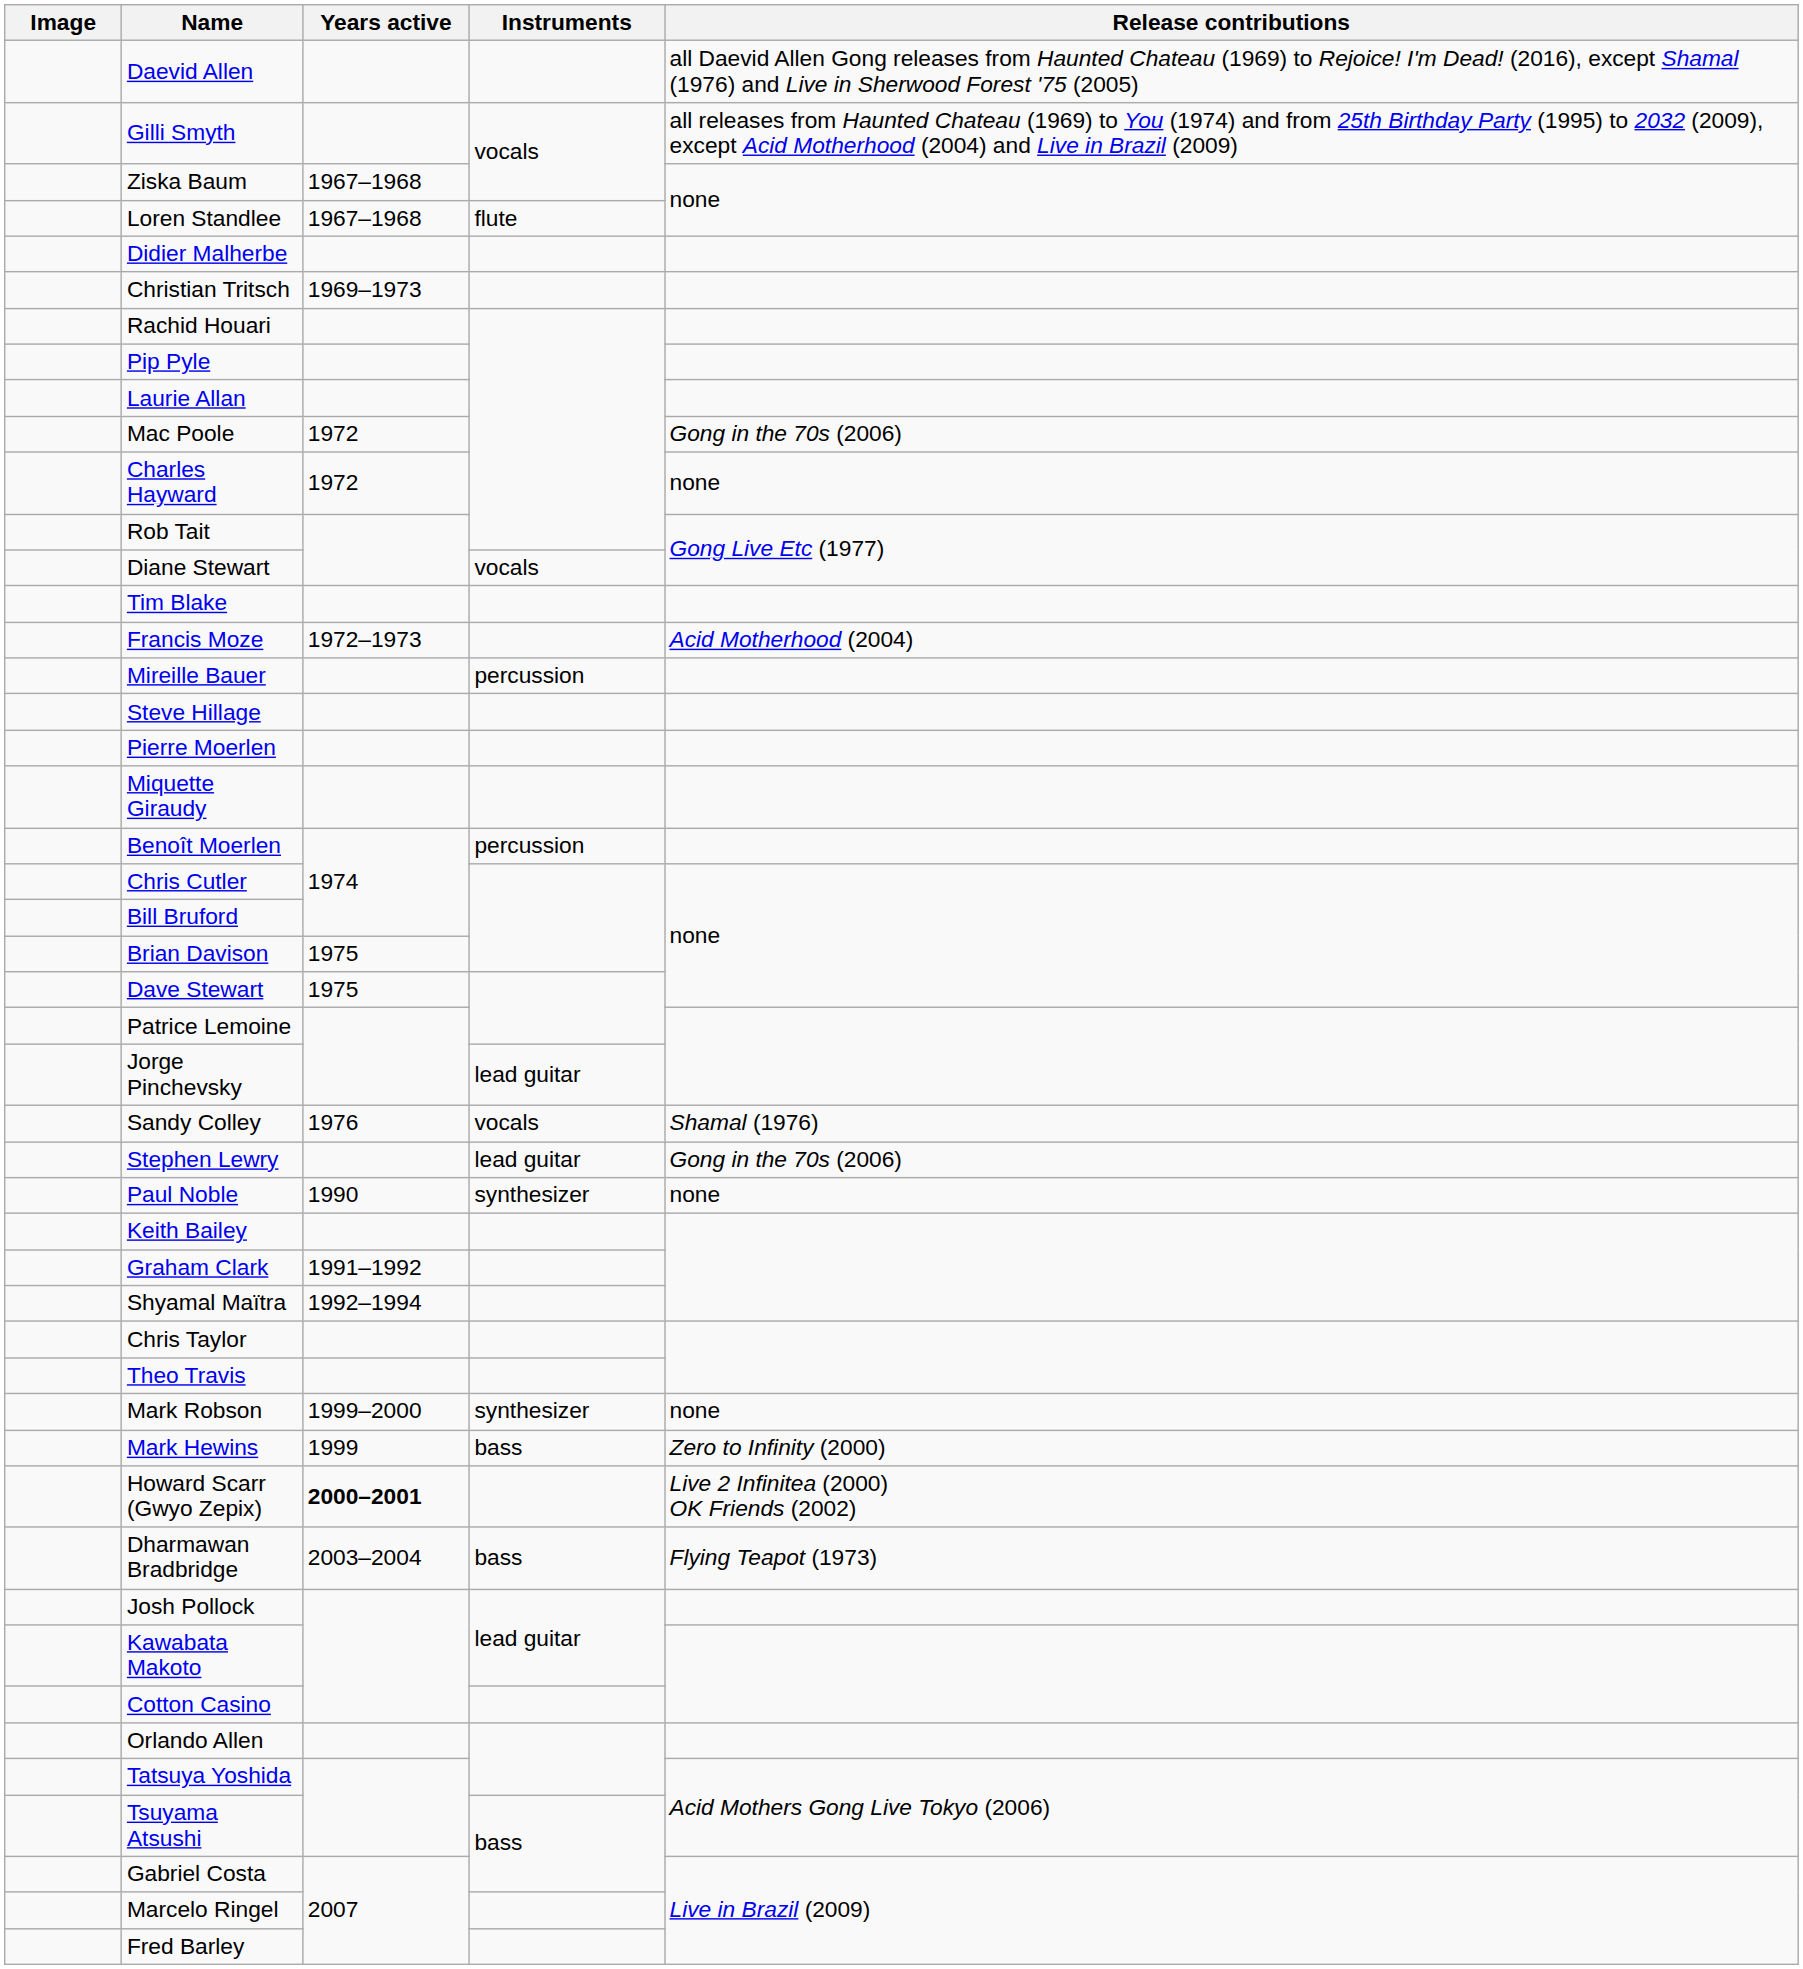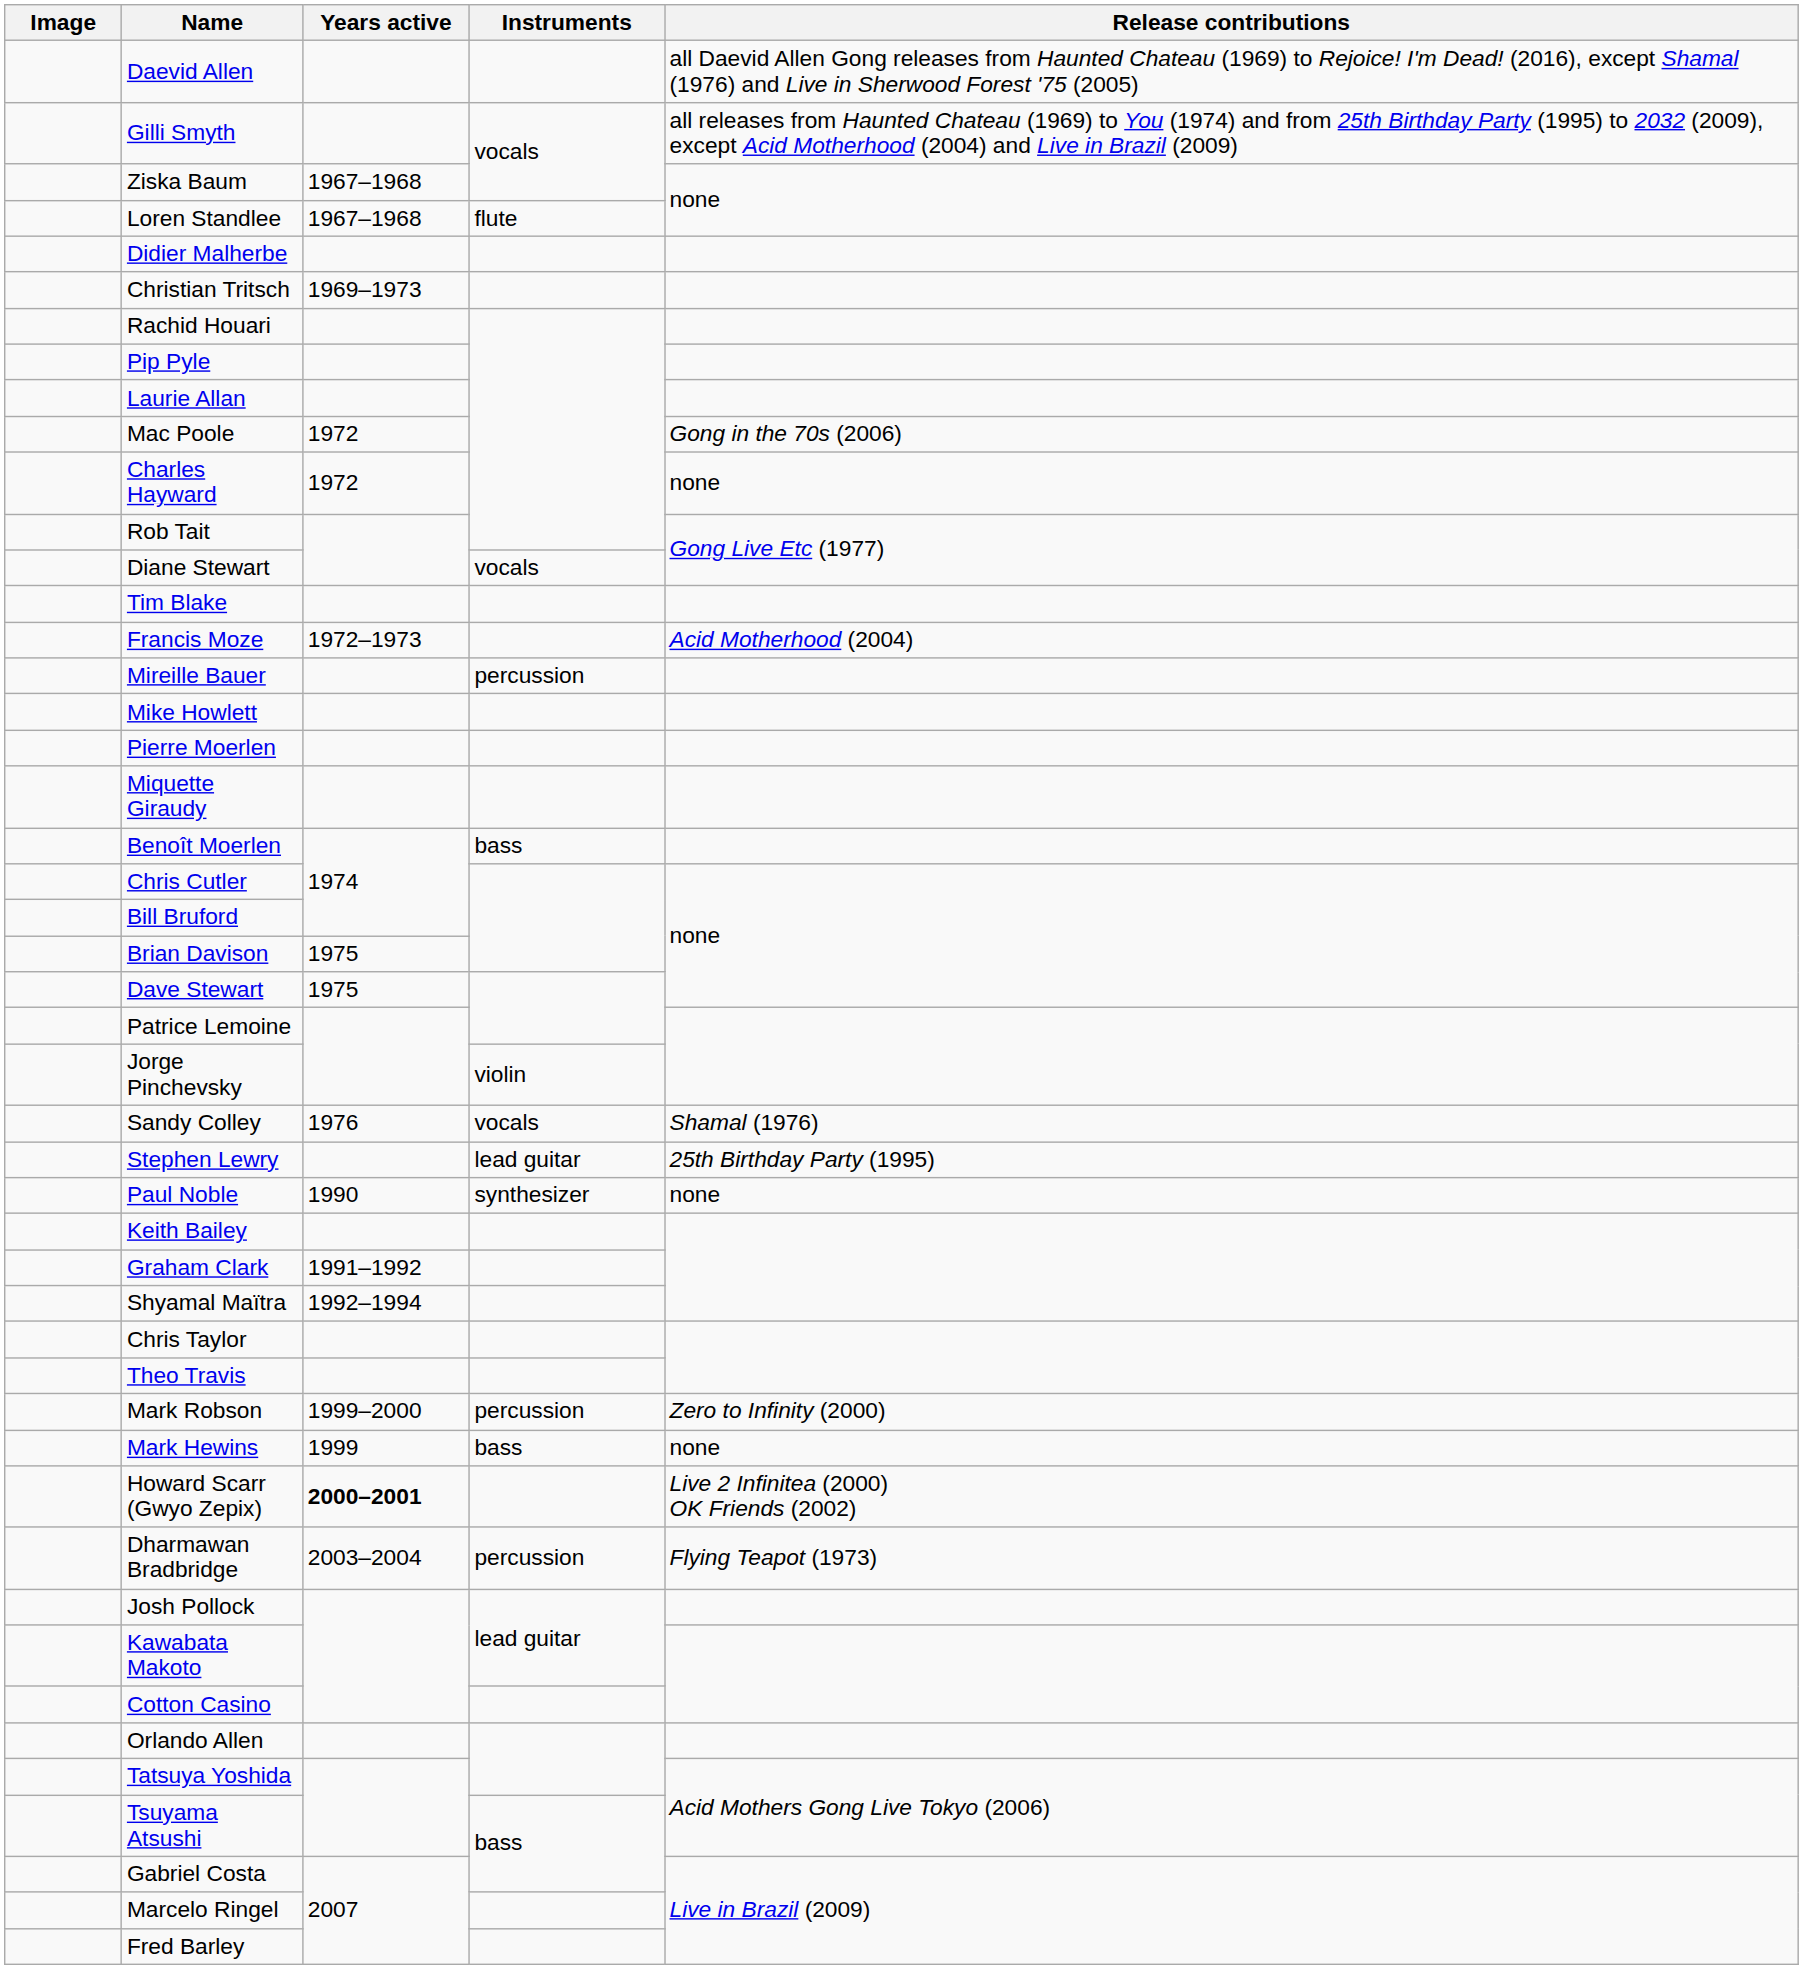- row: (194, 711)
+ row: (192, 711)
(529, 845) percussion -> (498, 845) bass
(528, 1074) lead guitar -> (500, 1074) violin
(786, 1159) Gong in the 70s (2006) -> (802, 1159) 25th Birthday Party (1995)
(532, 1411) synthesizer -> (529, 1411) percussion
(695, 1411) none -> (778, 1411) Zero to Infinity (2000)
(778, 1447) Zero to Infinity (2000) -> (695, 1447) none
(498, 1557) bass -> (529, 1557) percussion
